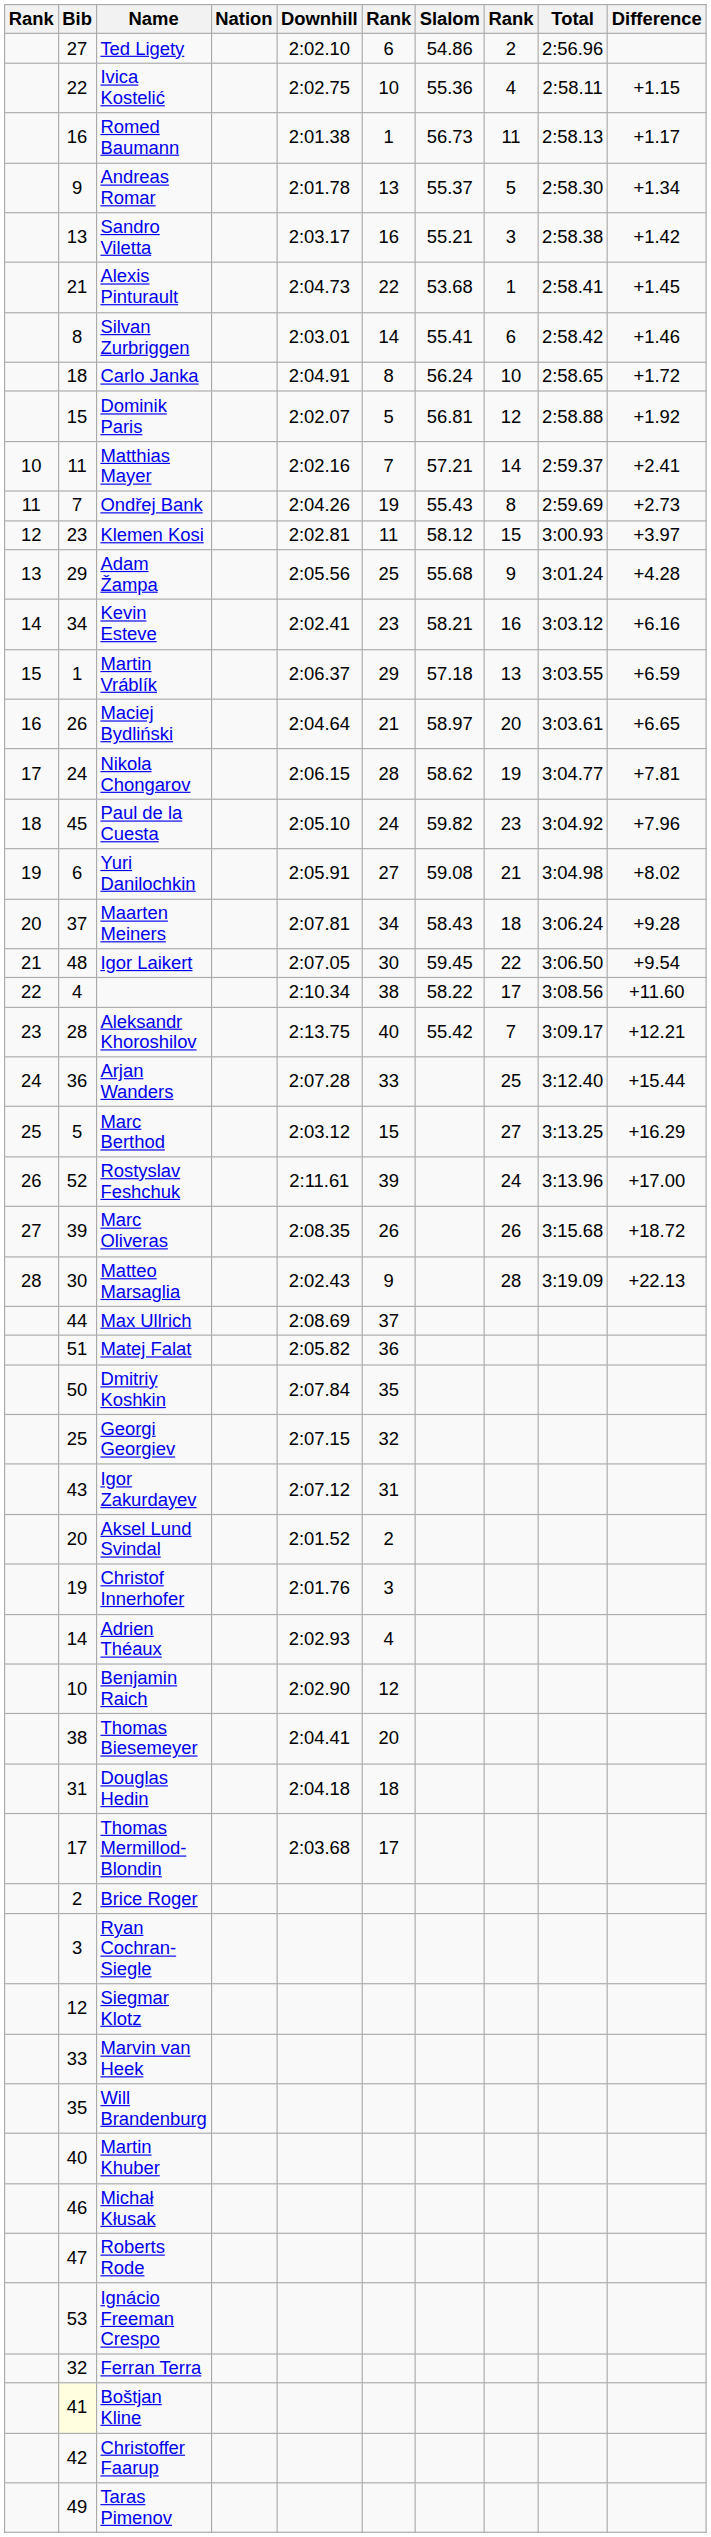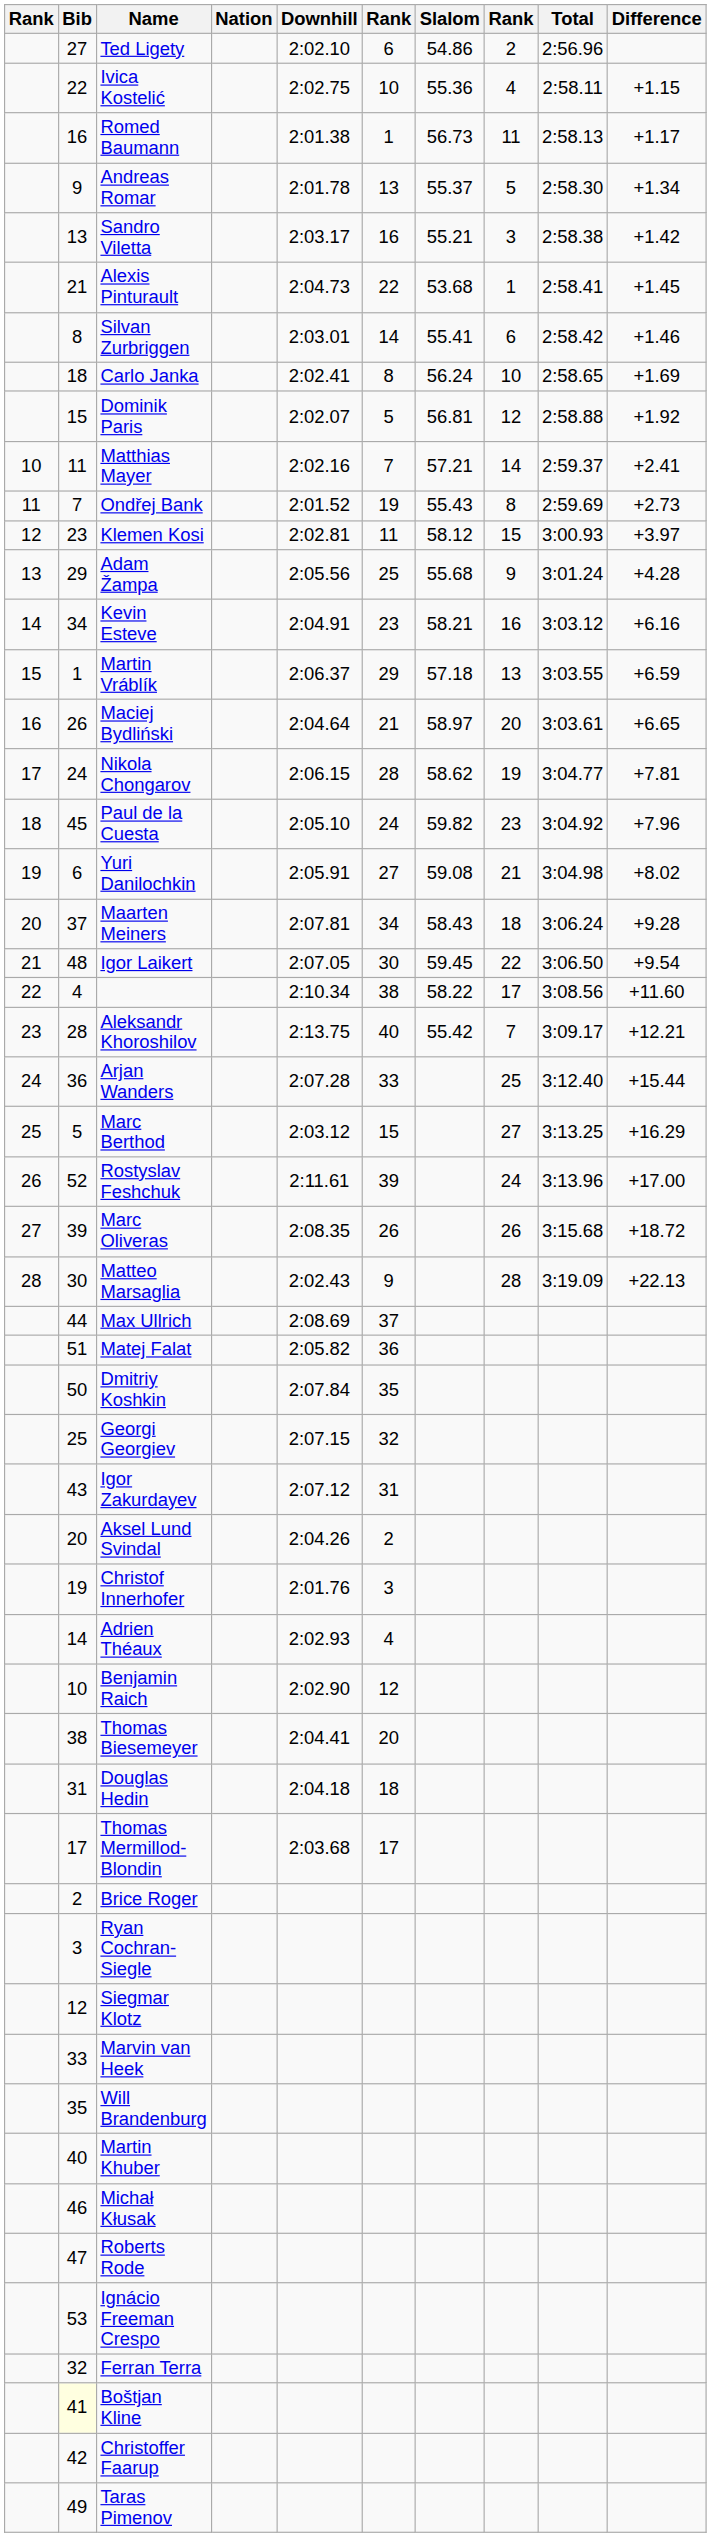(319, 376) 2:04.91 -> (319, 376) 2:02.41
(657, 376) +1.72 -> (657, 376) +1.69
(319, 505) 2:04.26 -> (319, 505) 2:01.52
(319, 624) 2:02.41 -> (319, 624) 2:04.91
(319, 1539) 2:01.52 -> (319, 1539) 2:04.26
